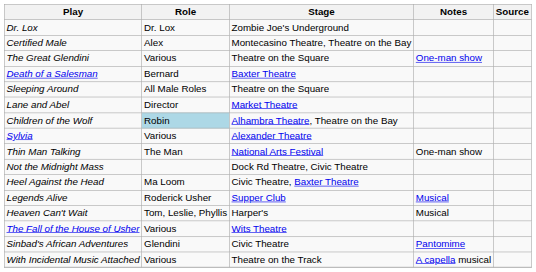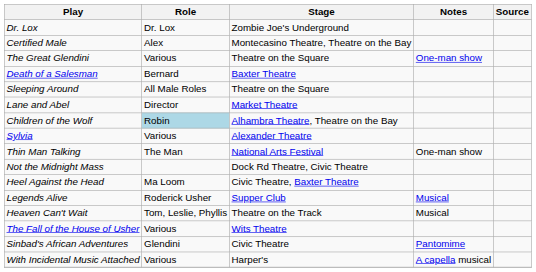(250, 213) Harper's -> (277, 213) Theatre on the Track
(277, 259) Theatre on the Track -> (250, 259) Harper's
